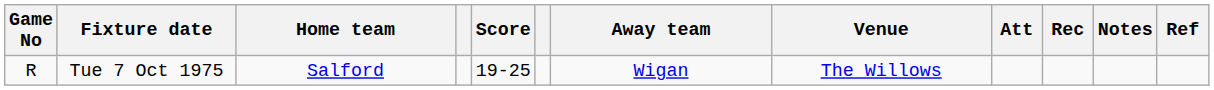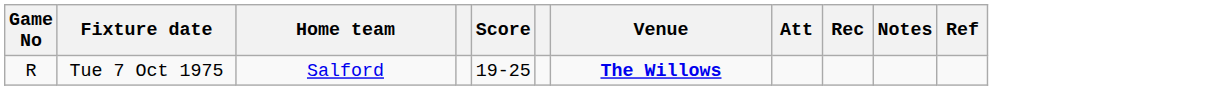- column: (661, 30)
(881, 71) normal -> (661, 71) bold
